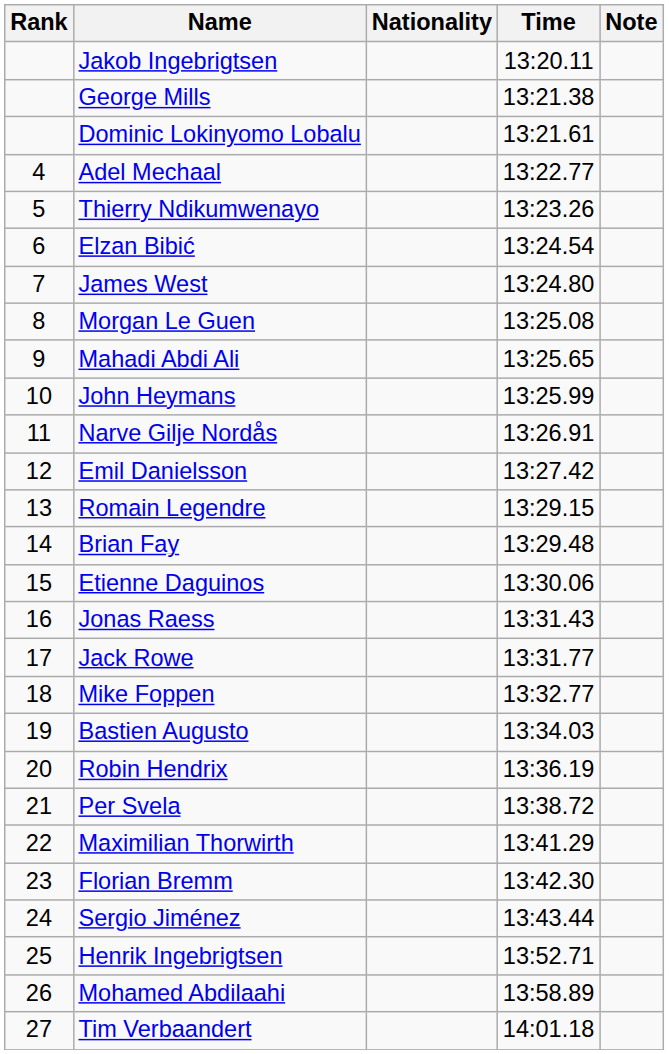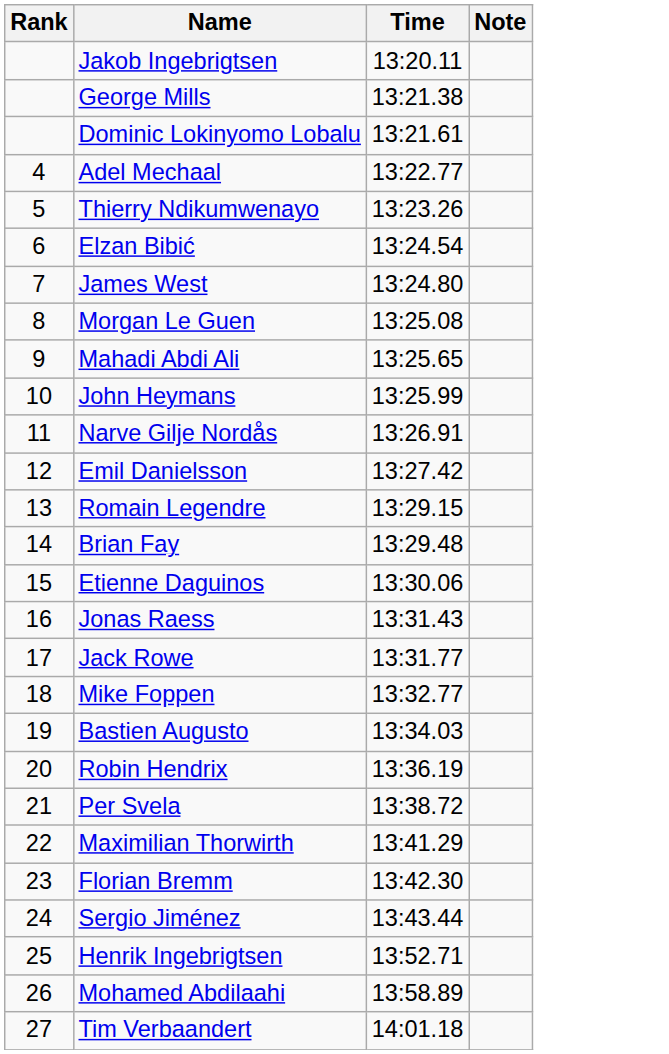- column: (432, 23)
